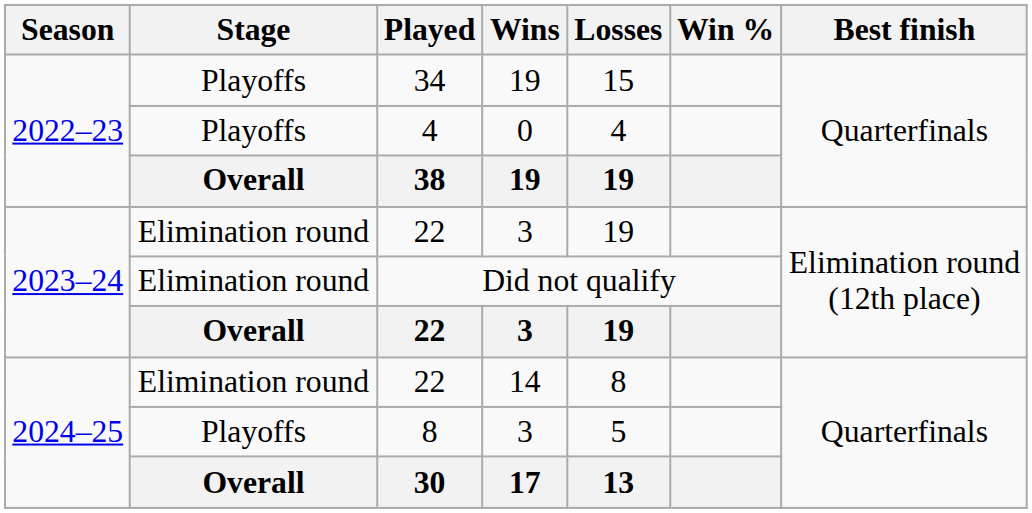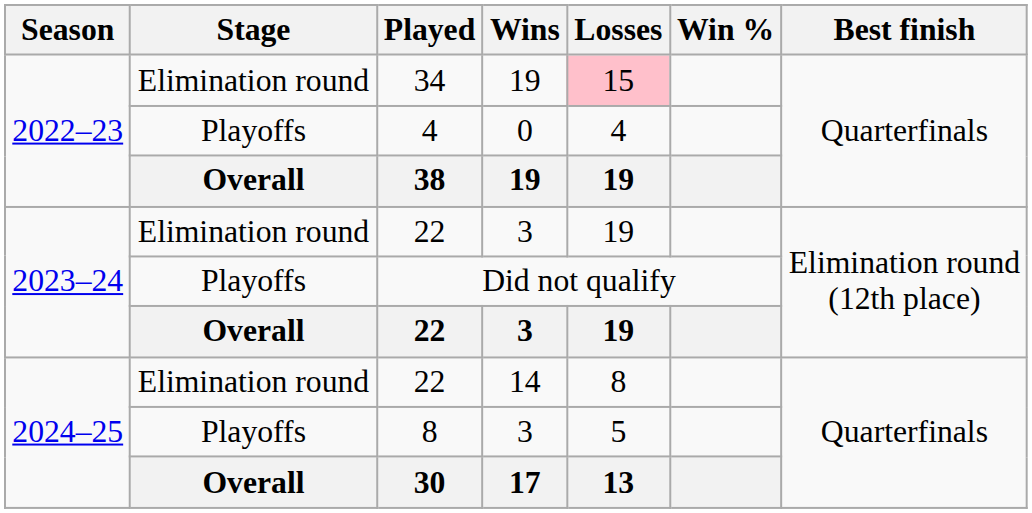(253, 79) Playoffs -> (253, 79) Elimination round
(618, 79) no background -> (618, 79) pink background
(253, 280) Elimination round -> (253, 280) Playoffs
